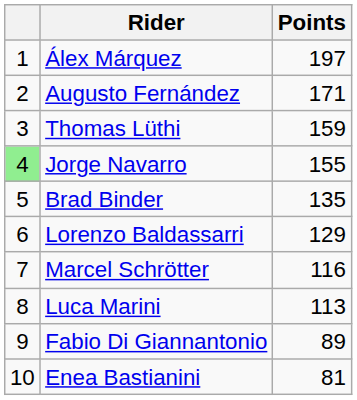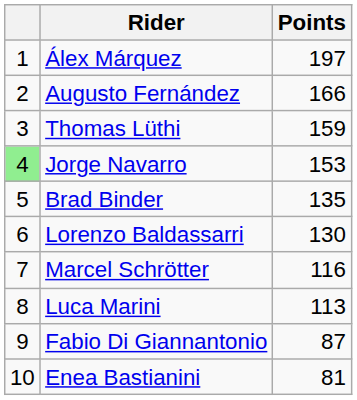(327, 93) 171 -> (327, 93) 166
(327, 164) 155 -> (327, 164) 153
(327, 235) 129 -> (327, 235) 130
(334, 341) 89 -> (334, 341) 87
